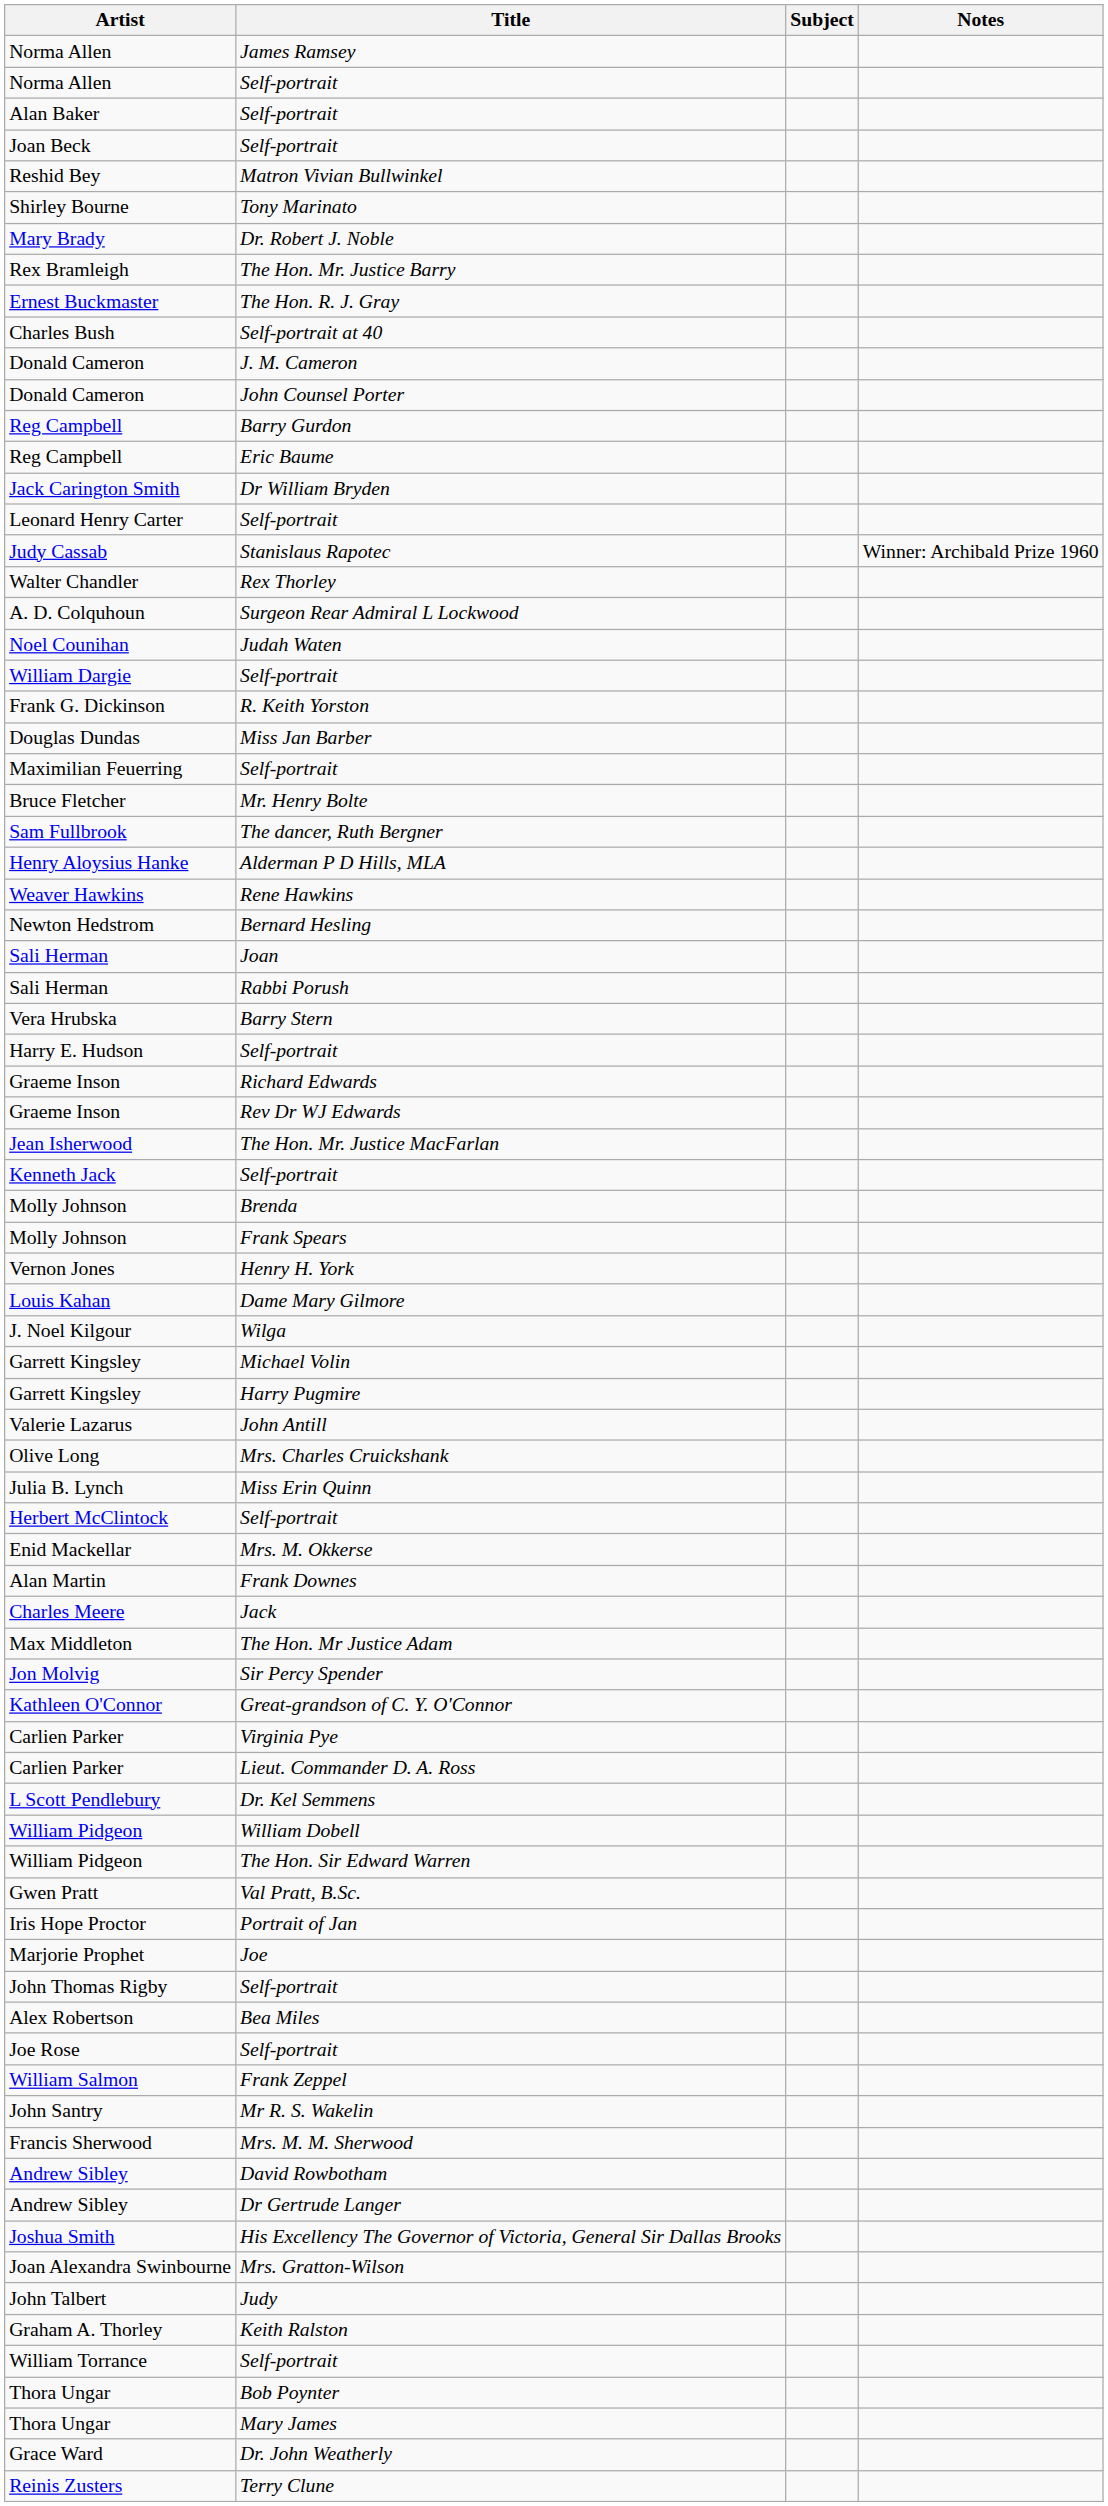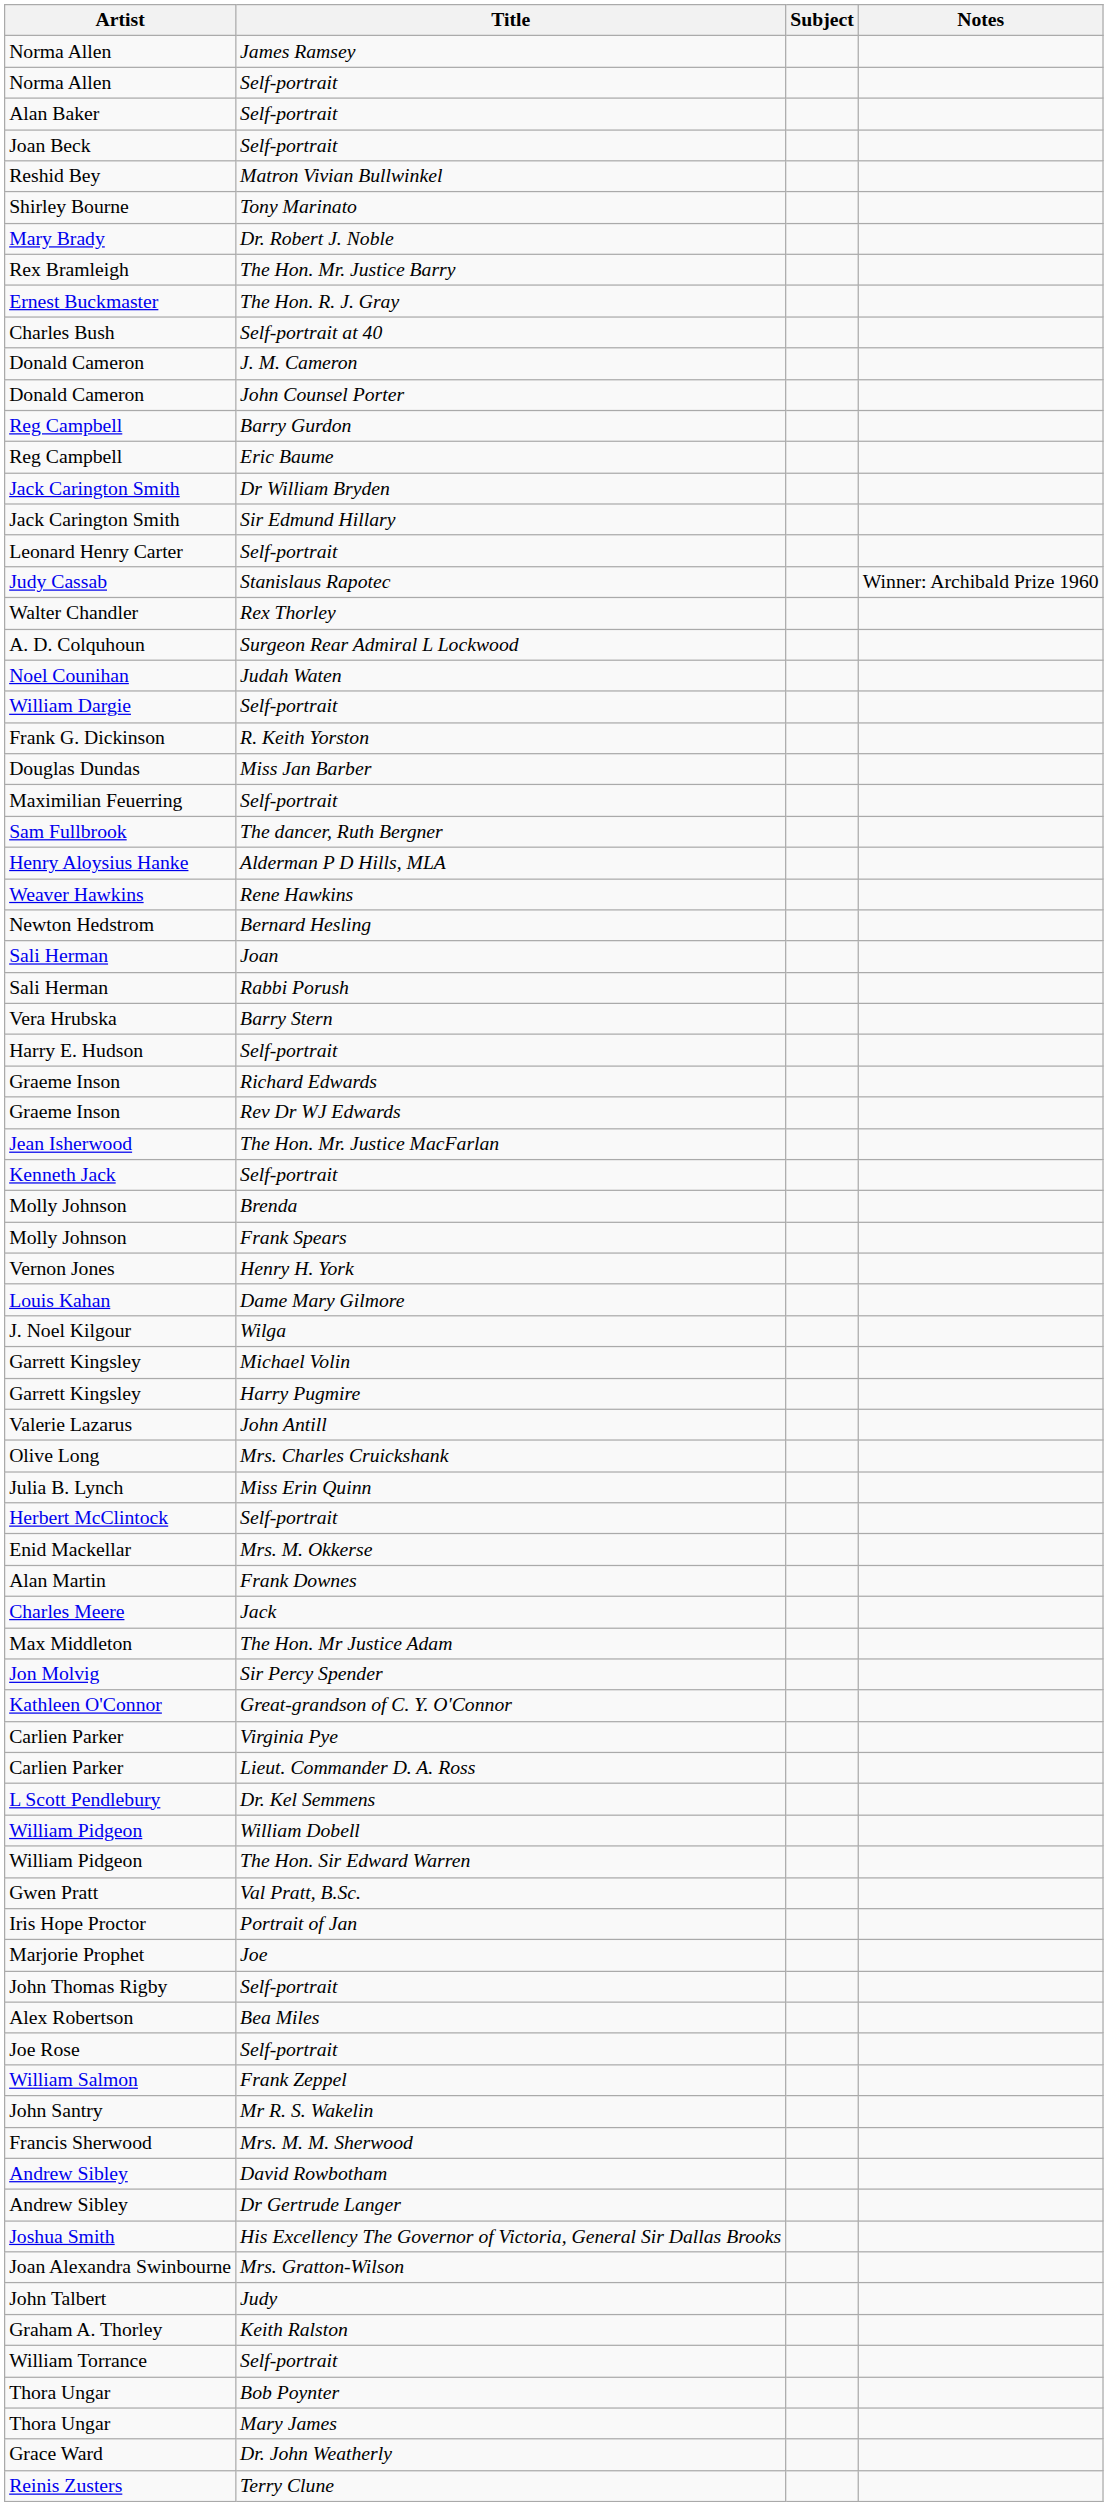+ row: (94, 519)
- row: (67, 800)
